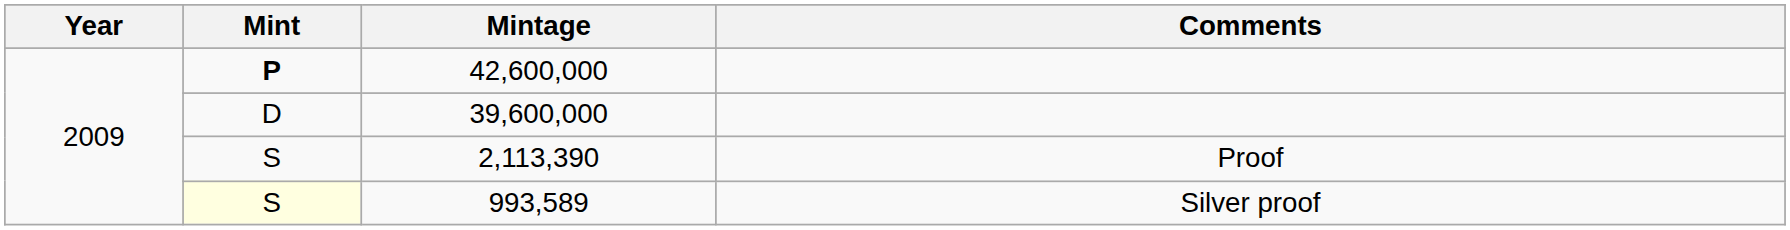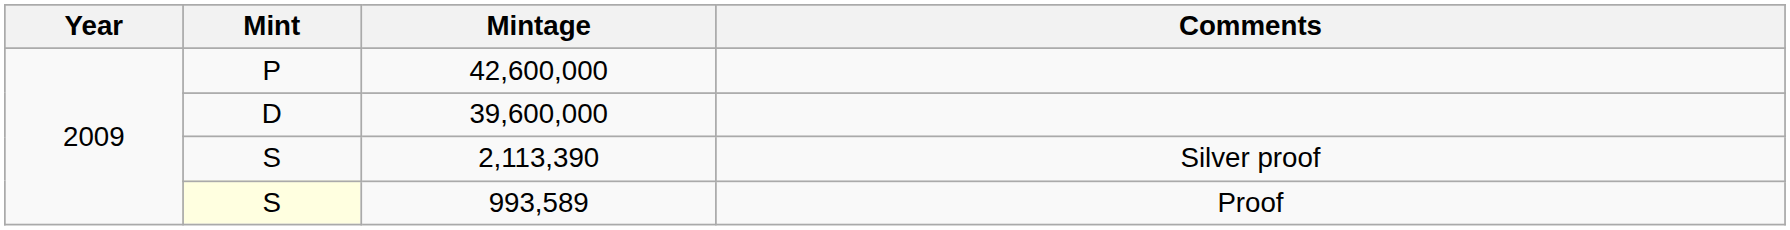(272, 70) bold -> (272, 70) normal
(1250, 158) Proof -> (1250, 158) Silver proof
(1250, 202) Silver proof -> (1250, 202) Proof
